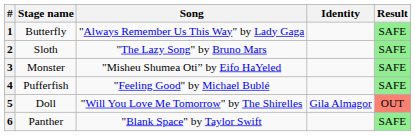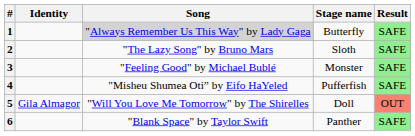columns swapped: (46, 13) <-> (341, 13)
(192, 31) no background -> (198, 31) lightgrey background
(192, 67) "Misheu Shumea Oti” by Eifo HaYeled -> (198, 67) "Feeling Good" by Michael Bublé
(192, 85) "Feeling Good" by Michael Bublé -> (198, 85) "Misheu Shumea Oti” by Eifo HaYeled
